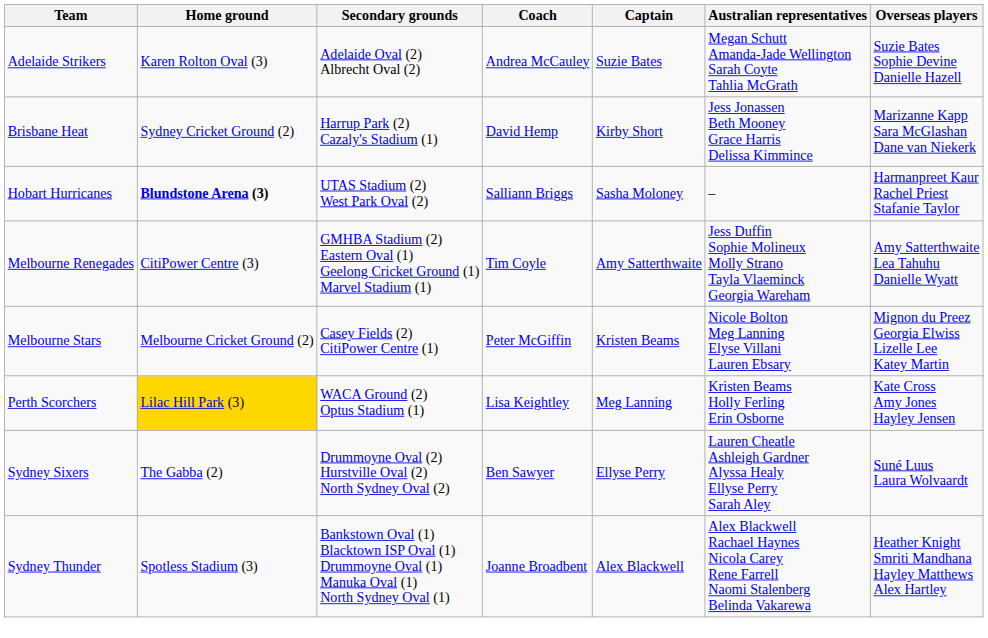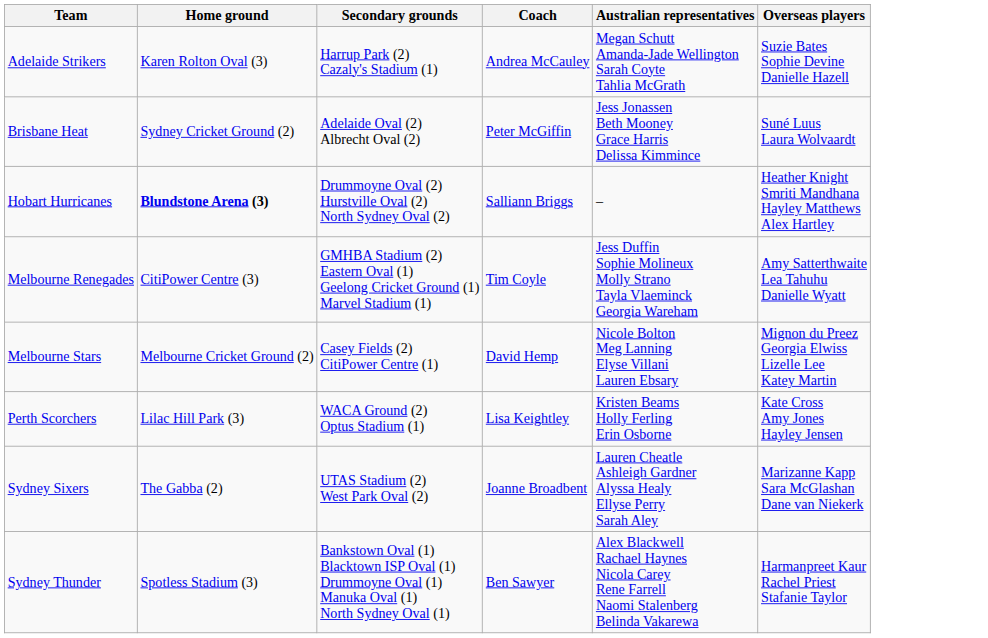- column: (649, 15)
(371, 61) Adelaide Oval (2) Albrecht Oval (2) -> (379, 61) Harrup Park (2) Cazaly's Stadium (1)
(379, 131) Harrup Park (2) Cazaly's Stadium (1) -> (371, 131) Adelaide Oval (2) Albrecht Oval (2)
(522, 131) David Hemp -> (529, 131) Peter McGiffin
(925, 131) Marizanne Kapp Sara McGlashan Dane van Niekerk -> (808, 131) Suné Luus Laura Wolvaardt
(374, 193) UTAS Stadium (2) West Park Oval (2) -> (385, 201) Drummoyne Oval (2) Hurstville Oval (2) North Sydney Oval (2)
(926, 193) Harmanpreet Kaur Rachel Priest Stafanie Taylor -> (811, 201) Heather Knight Smriti Mandhana Hayley Matthews Alex Hartley
(529, 341) Peter McGiffin -> (522, 356) David Hemp
(192, 403) gold background -> (192, 418) no background
(385, 472) Drummoyne Oval (2) Hurstville Oval (2) North Sydney Oval (2) -> (374, 488) UTAS Stadium (2) West Park Oval (2)
(520, 472) Ben Sawyer -> (536, 488) Joanne Broadbent
(921, 472) Suné Luus Laura Wolvaardt -> (812, 488) Marizanne Kapp Sara McGlashan Dane van Niekerk
(536, 566) Joanne Broadbent -> (520, 582) Ben Sawyer
(923, 566) Heather Knight Smriti Mandhana Hayley Matthews Alex Hartley -> (814, 582) Harmanpreet Kaur Rachel Priest Stafanie Taylor
